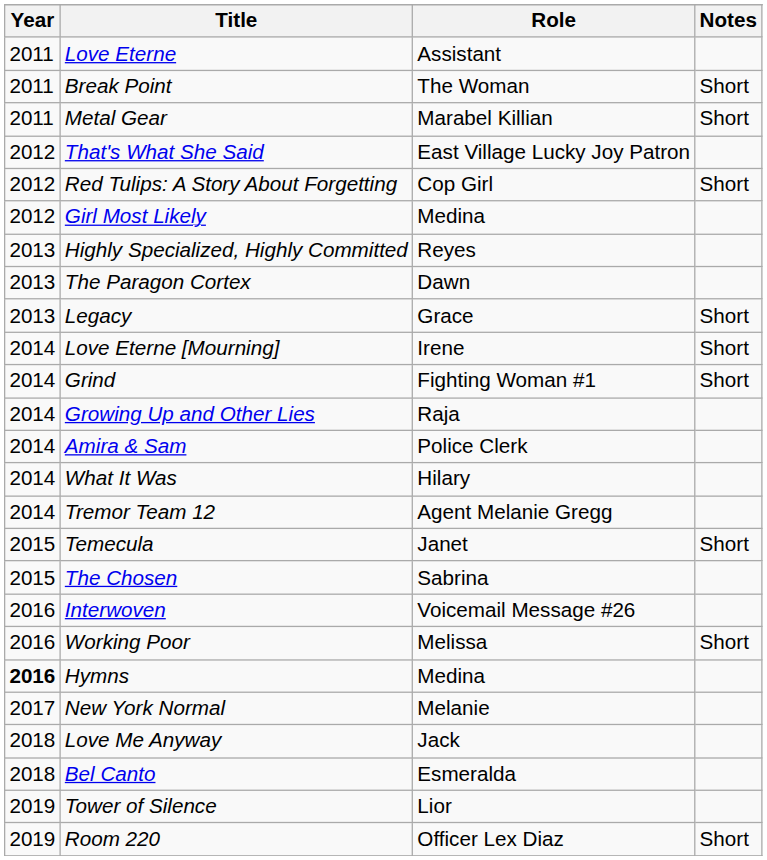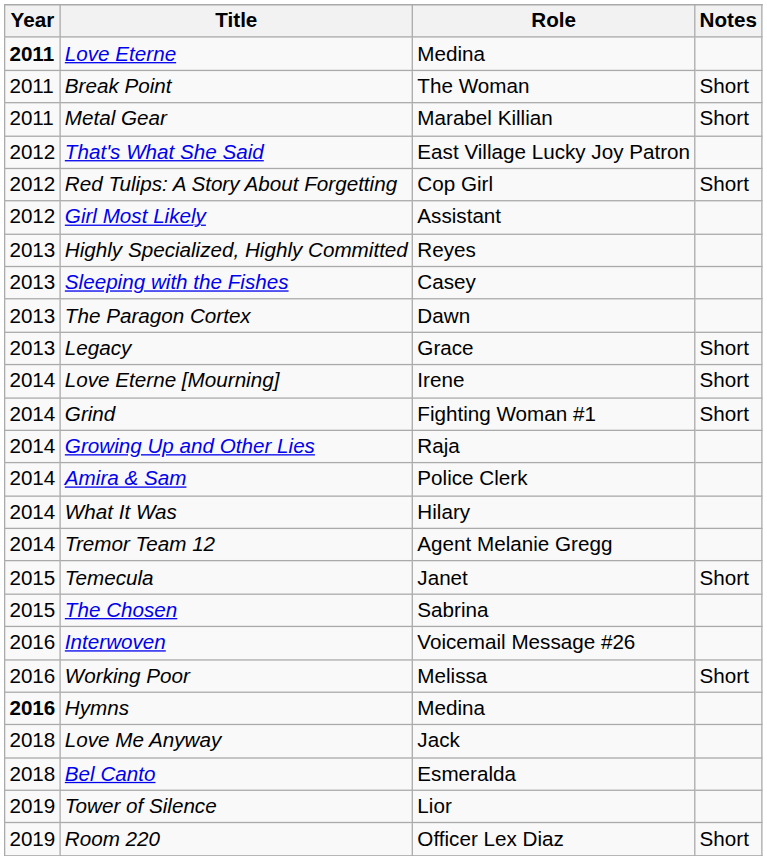(32, 53) normal -> (32, 53) bold
(459, 53) Assistant -> (451, 53) Medina
(451, 217) Medina -> (459, 217) Assistant
+ row: (177, 282)
- row: (145, 708)
